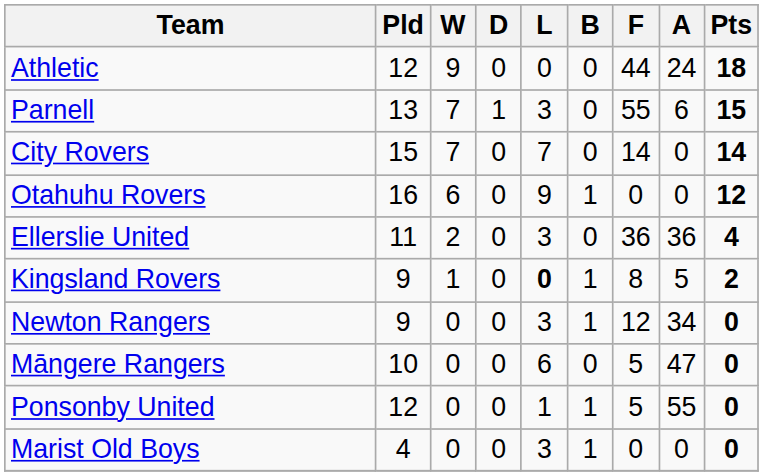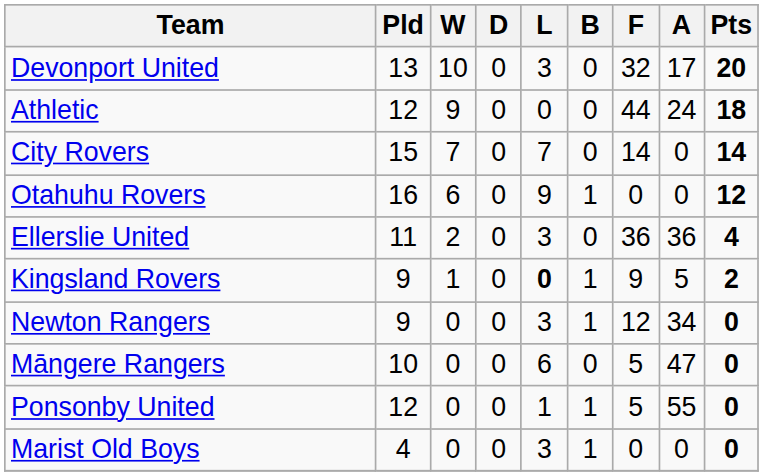+ row: (115, 68)
- row: (53, 110)
(636, 279) 8 -> (636, 279) 9
